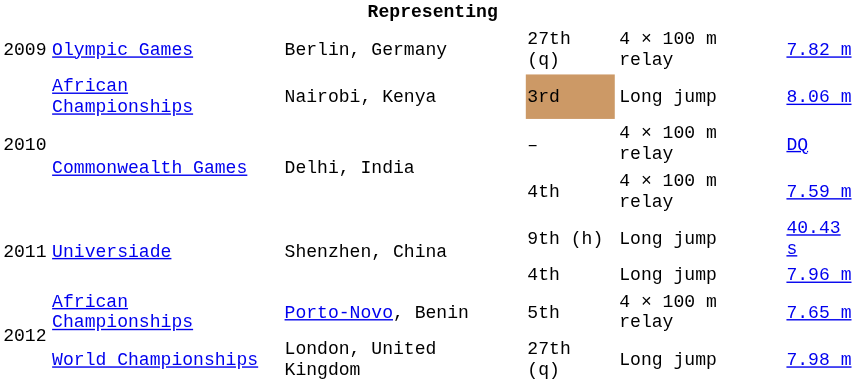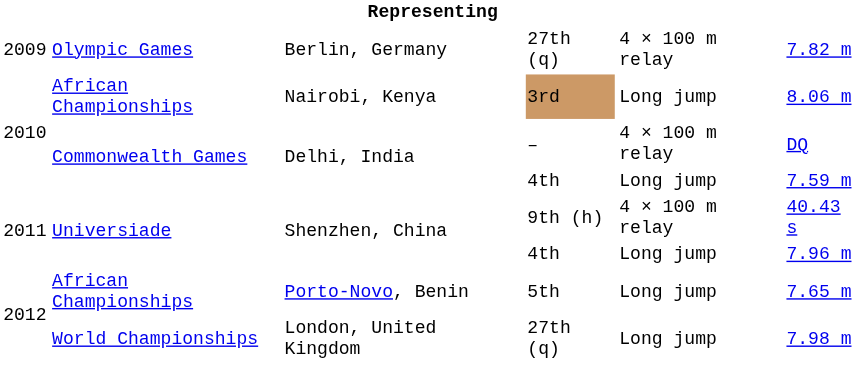(668, 191) 4 × 100 m relay -> (668, 181) Long jump
(668, 238) Long jump -> (668, 218) 4 × 100 m relay
(668, 312) 4 × 100 m relay -> (668, 291) Long jump
